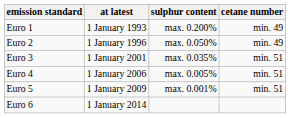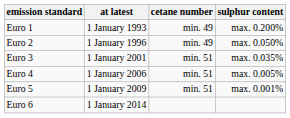columns swapped: (184, 12) <-> (252, 12)
